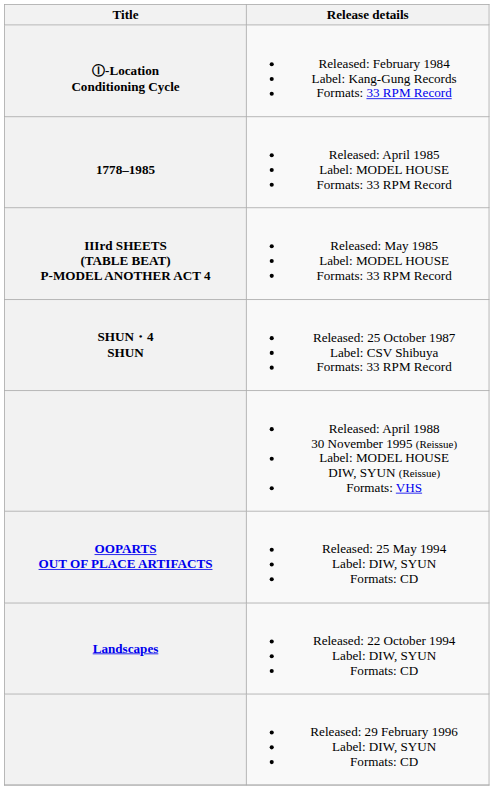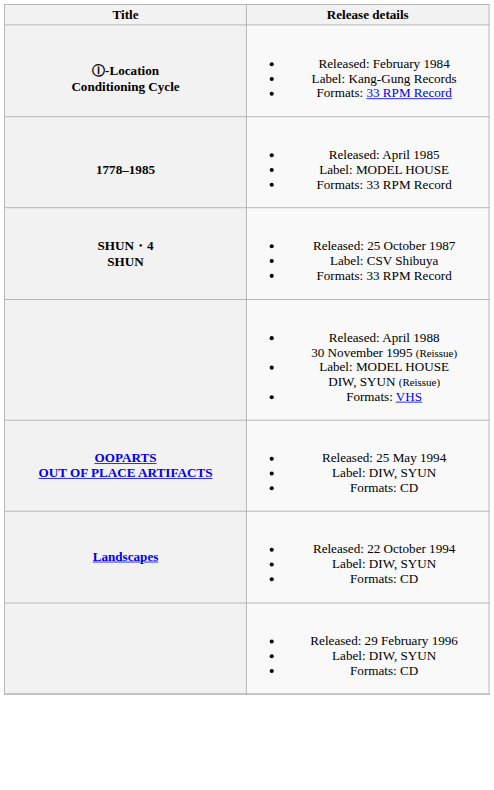- row: (368, 261)
